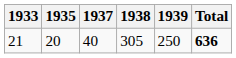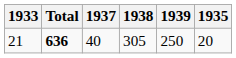columns swapped: (61, 16) <-> (212, 16)
